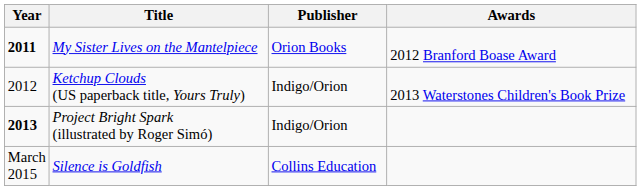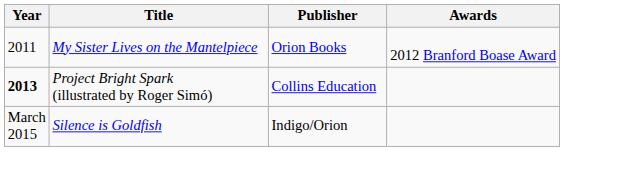(22, 47) bold -> (22, 47) normal
- row: (149, 86)
(310, 126) Indigo/Orion -> (328, 86) Collins Education
(328, 165) Collins Education -> (310, 126) Indigo/Orion
